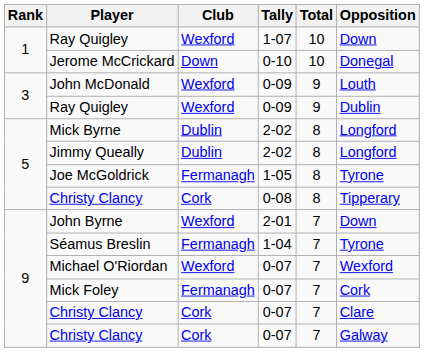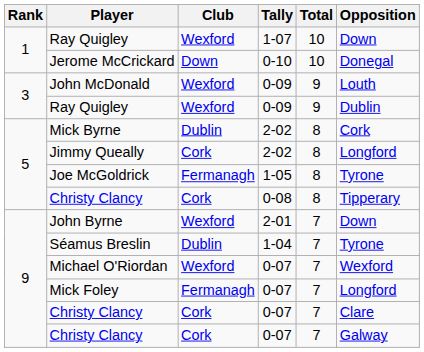(368, 130) Longford -> (355, 130) Cork
(201, 152) Dublin -> (196, 152) Cork
(218, 244) Fermanagh -> (201, 244) Dublin
(355, 289) Cork -> (368, 289) Longford
